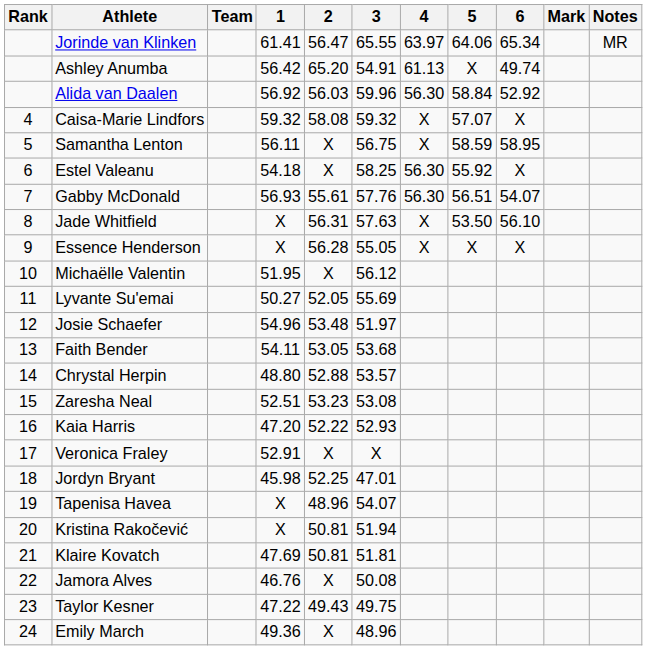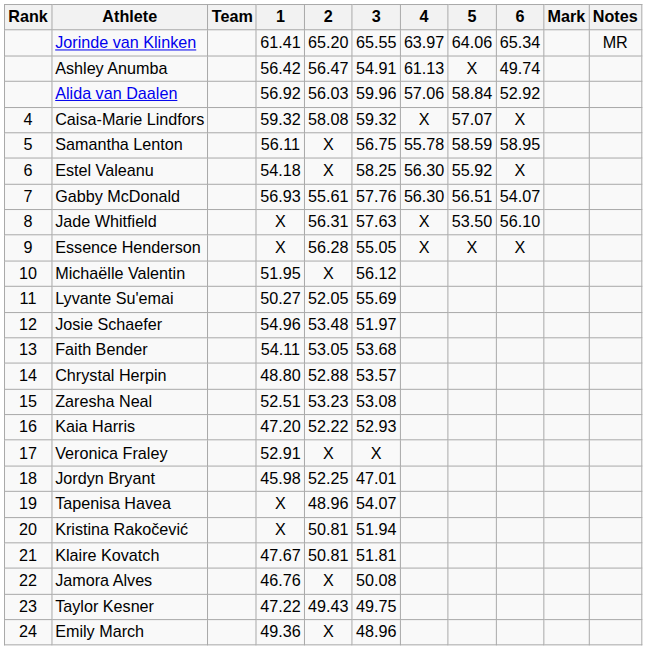(328, 42) 56.47 -> (328, 42) 65.20
(328, 68) 65.20 -> (328, 68) 56.47
(424, 94) 56.30 -> (424, 94) 57.06
(424, 145) X -> (424, 145) 55.78
(280, 555) 47.69 -> (280, 555) 47.67
